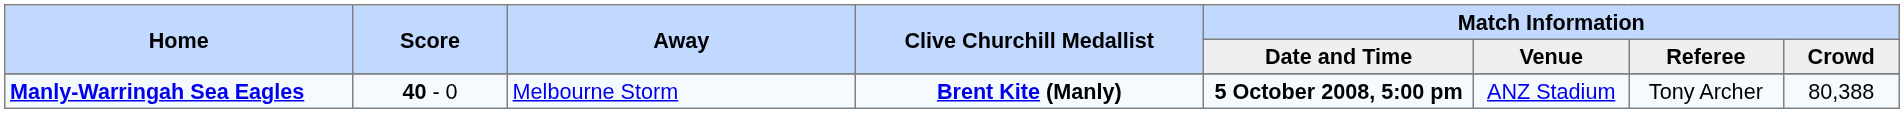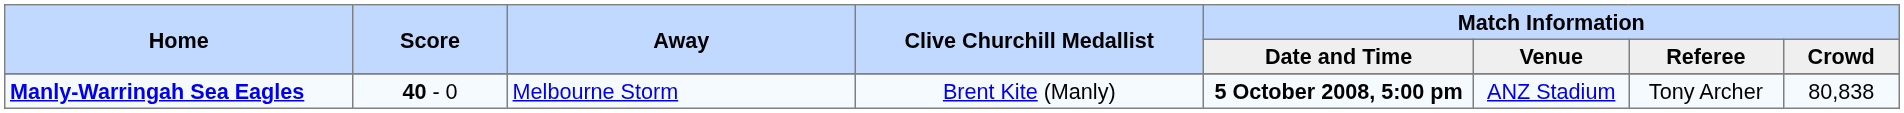(1029, 91) bold -> (1029, 91) normal
(1841, 91) 80,388 -> (1841, 91) 80,838
